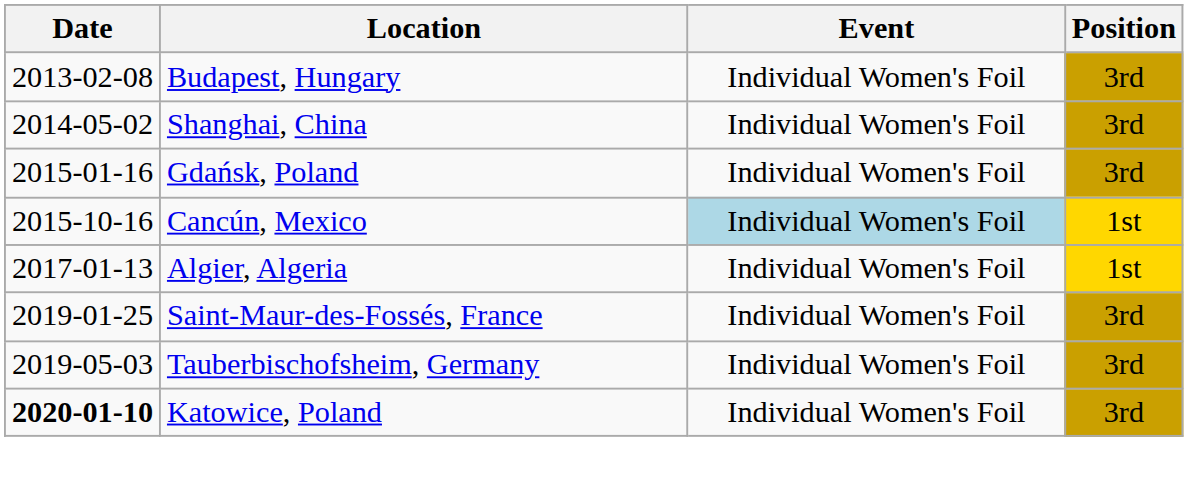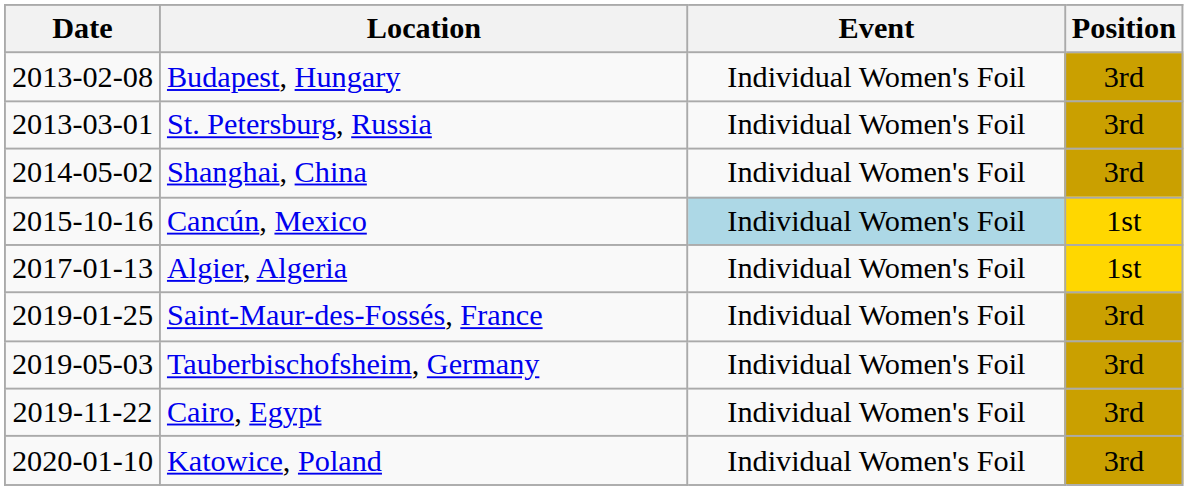+ row: (299, 124)
- row: (263, 172)
+ row: (244, 412)
(82, 412) bold -> (82, 460) normal
